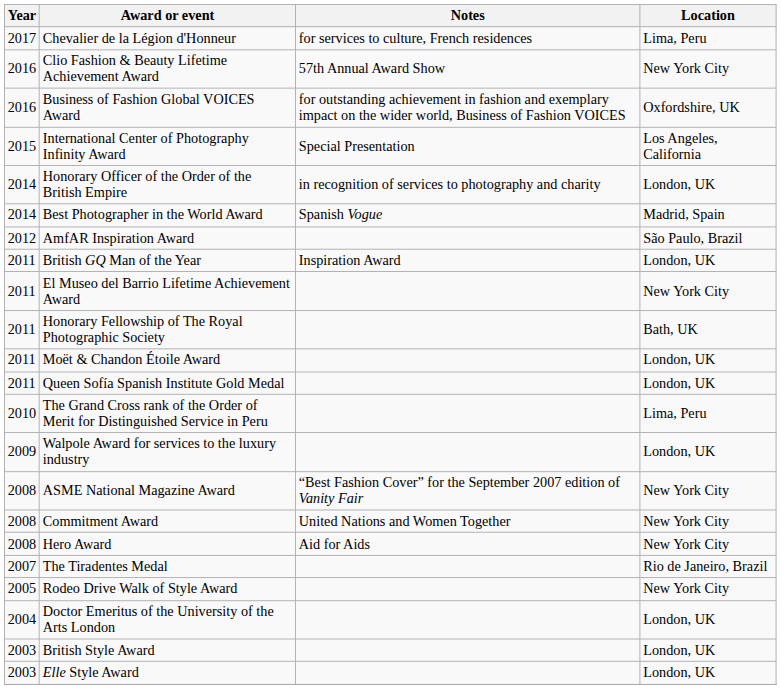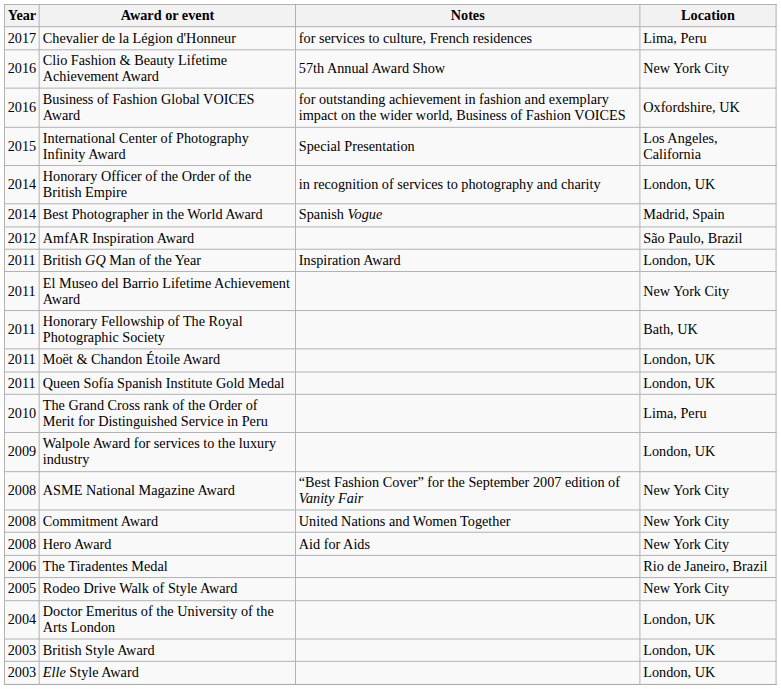(22, 566) 2007 -> (22, 566) 2006
